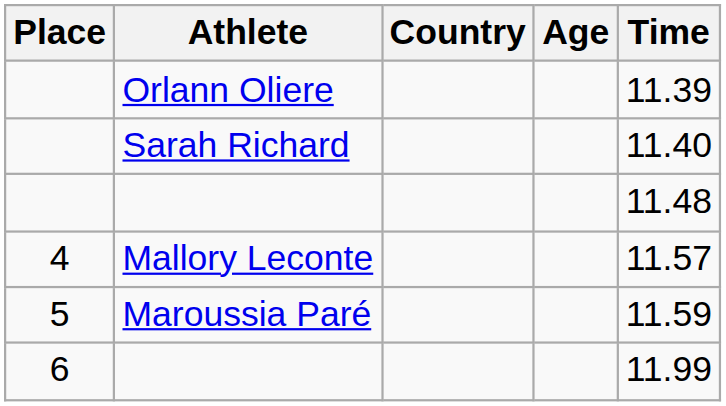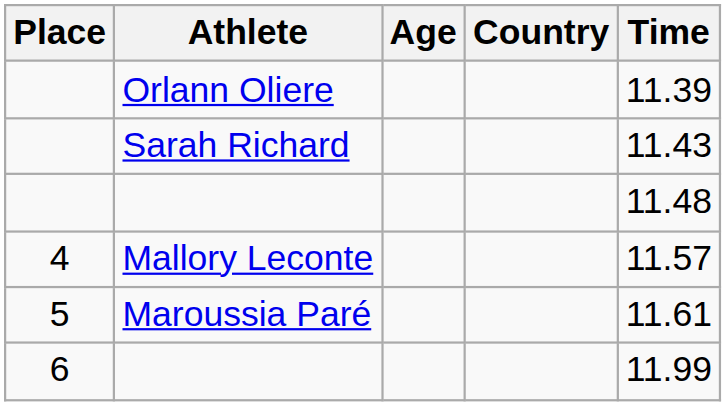columns swapped: (576, 32) <-> (458, 32)
(669, 145) 11.40 -> (669, 145) 11.43
(669, 314) 11.59 -> (669, 314) 11.61
